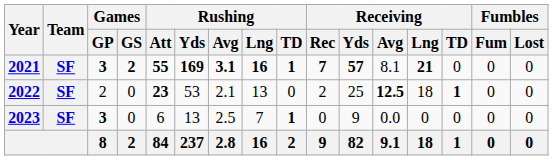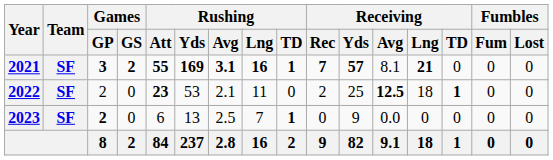(259, 92) 13 -> (259, 92) 11
(103, 117) 3 -> (103, 117) 2
